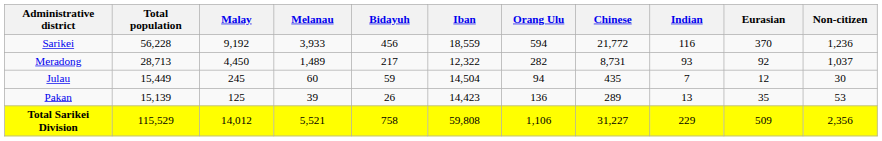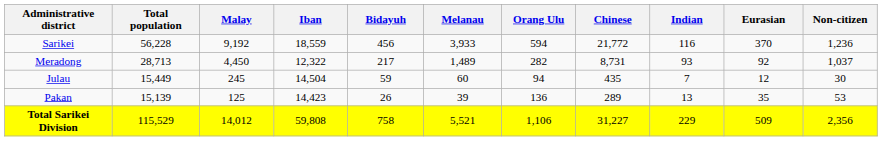columns swapped: (465, 19) <-> (312, 19)
